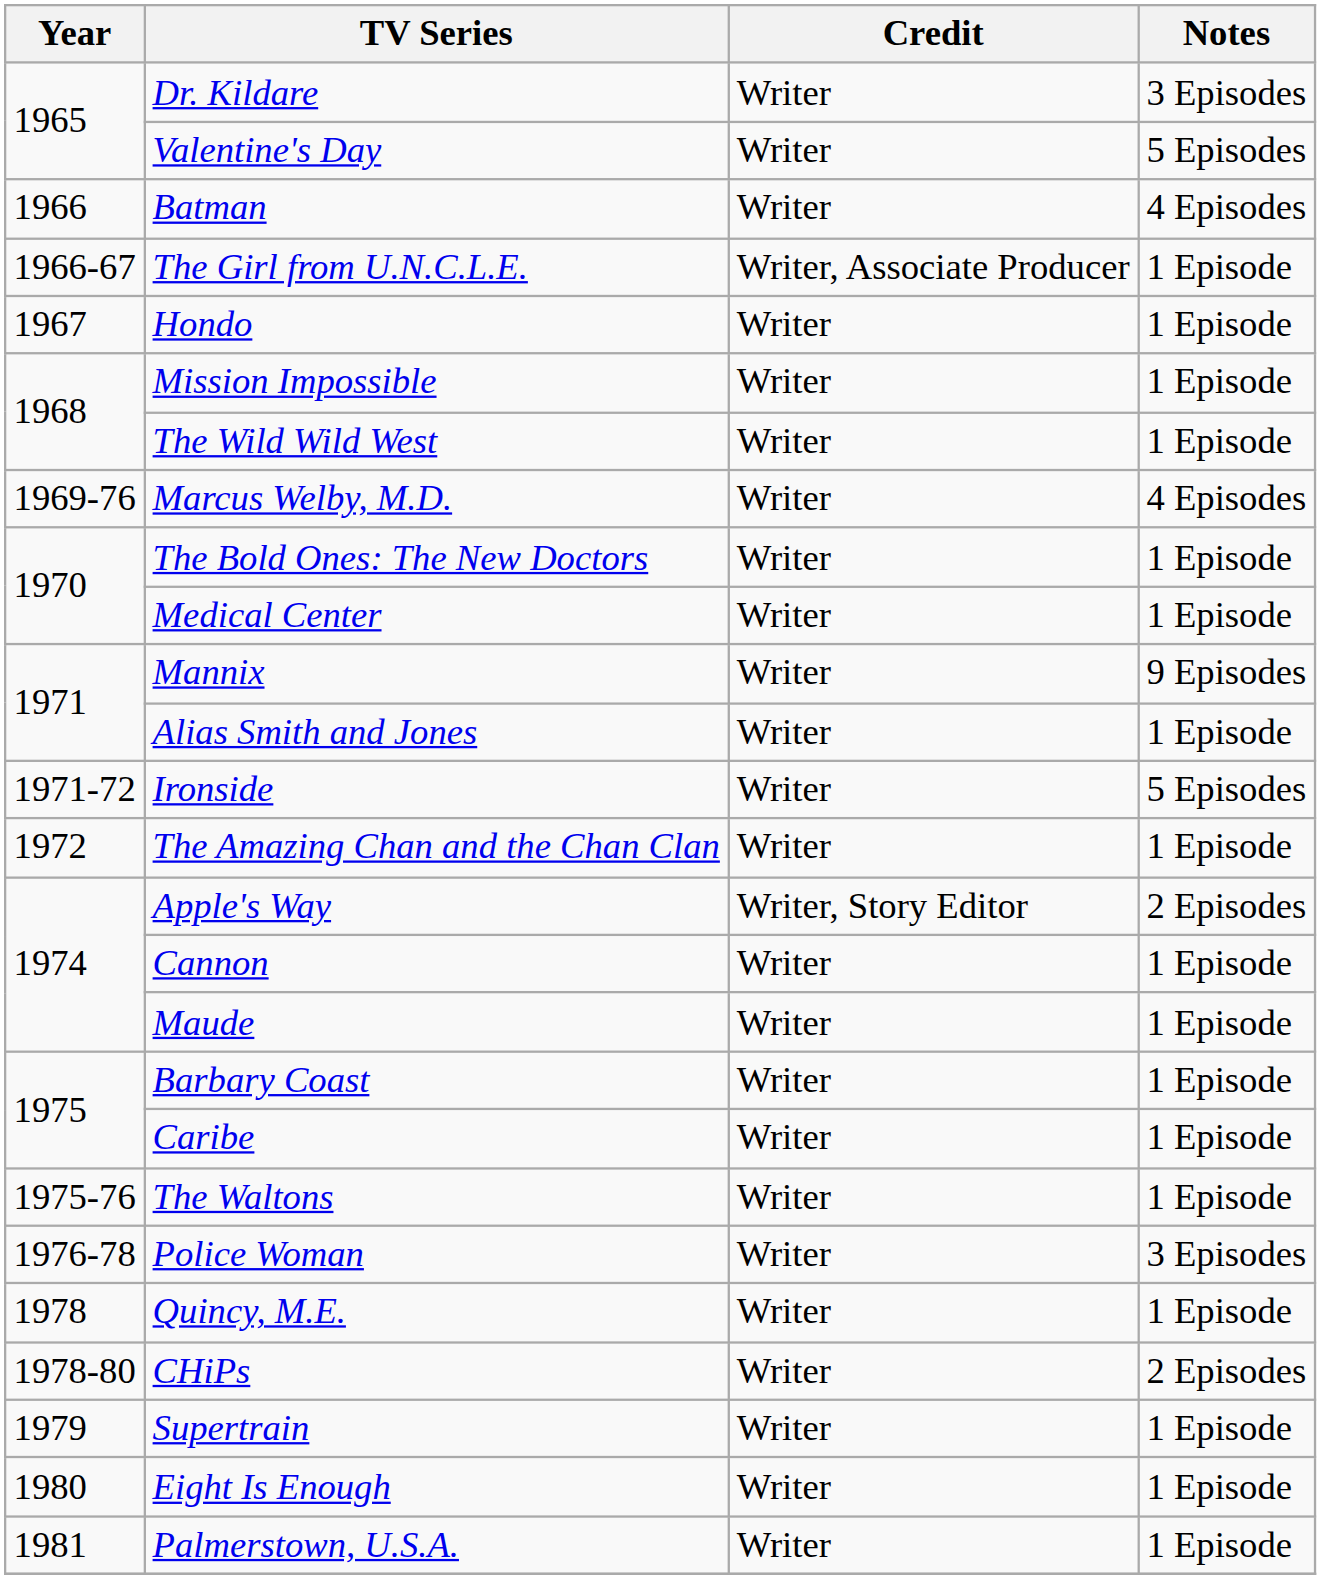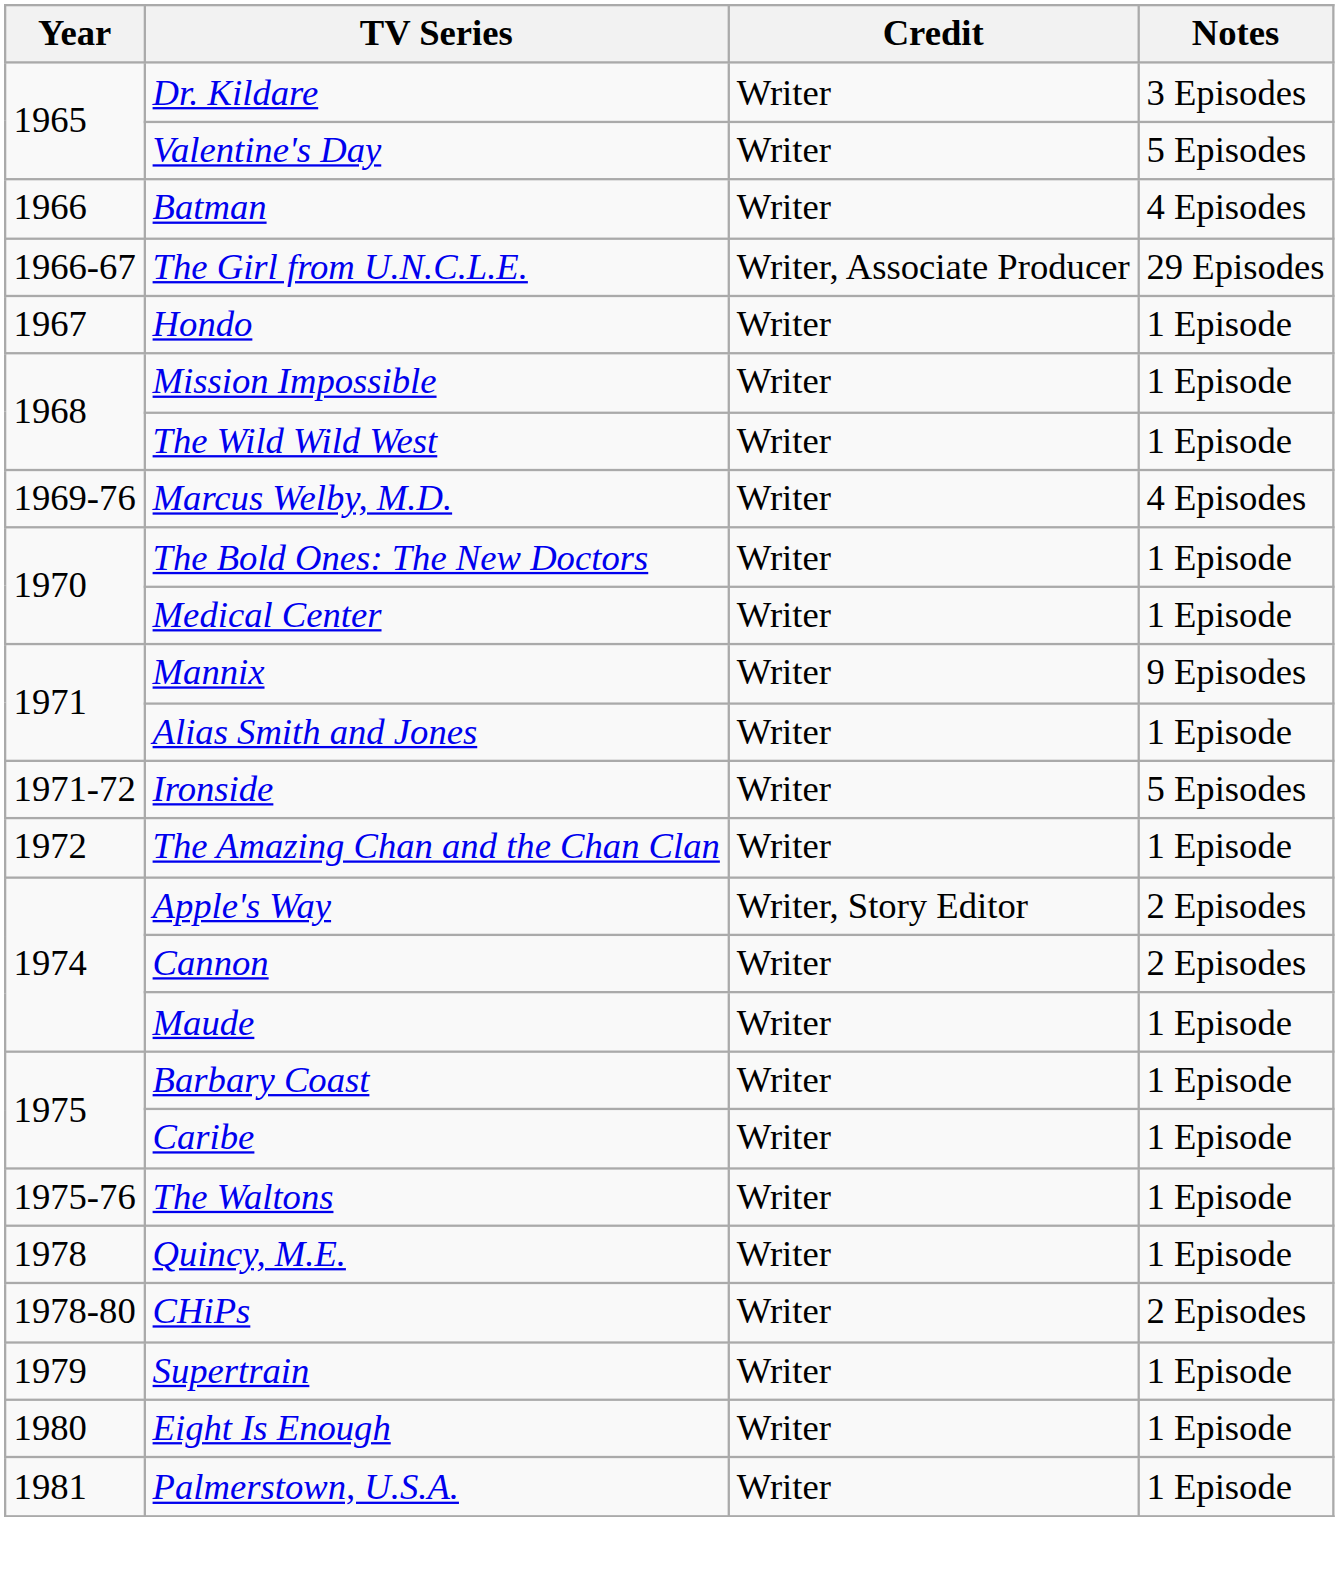(1219, 265) 1 Episode -> (1236, 265) 29 Episodes
(1219, 963) 1 Episode -> (1226, 963) 2 Episodes
- row: (258, 1253)
